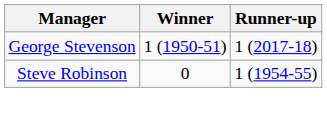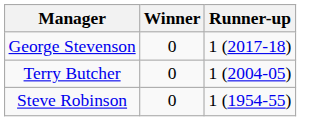(185, 45) 1 (1950-51) -> (172, 45) 0
+ row: (72, 73)
